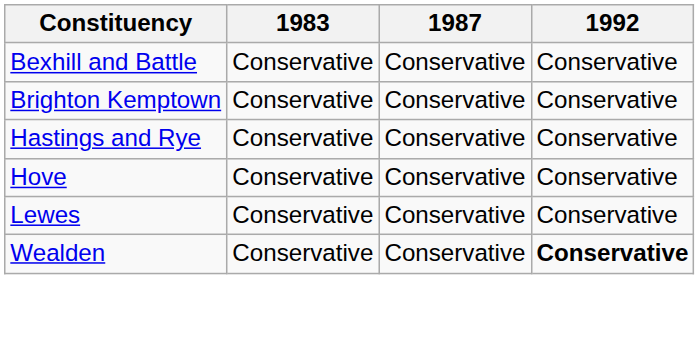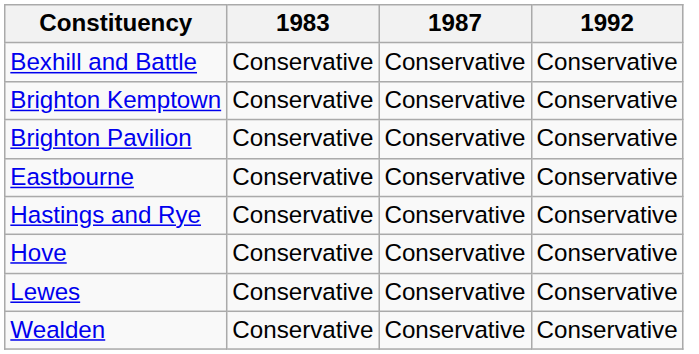+ row: (101, 138)
+ row: (72, 176)
(612, 253) bold -> (607, 330) normal
